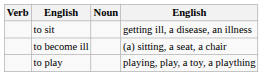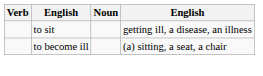- row: (48, 63)
